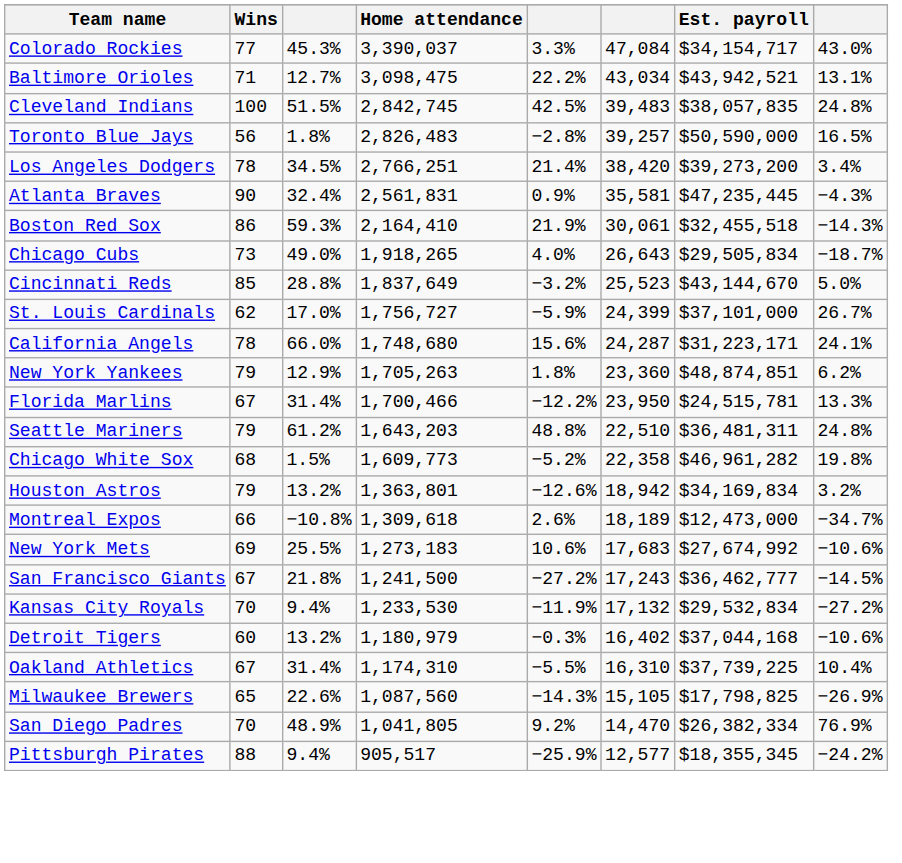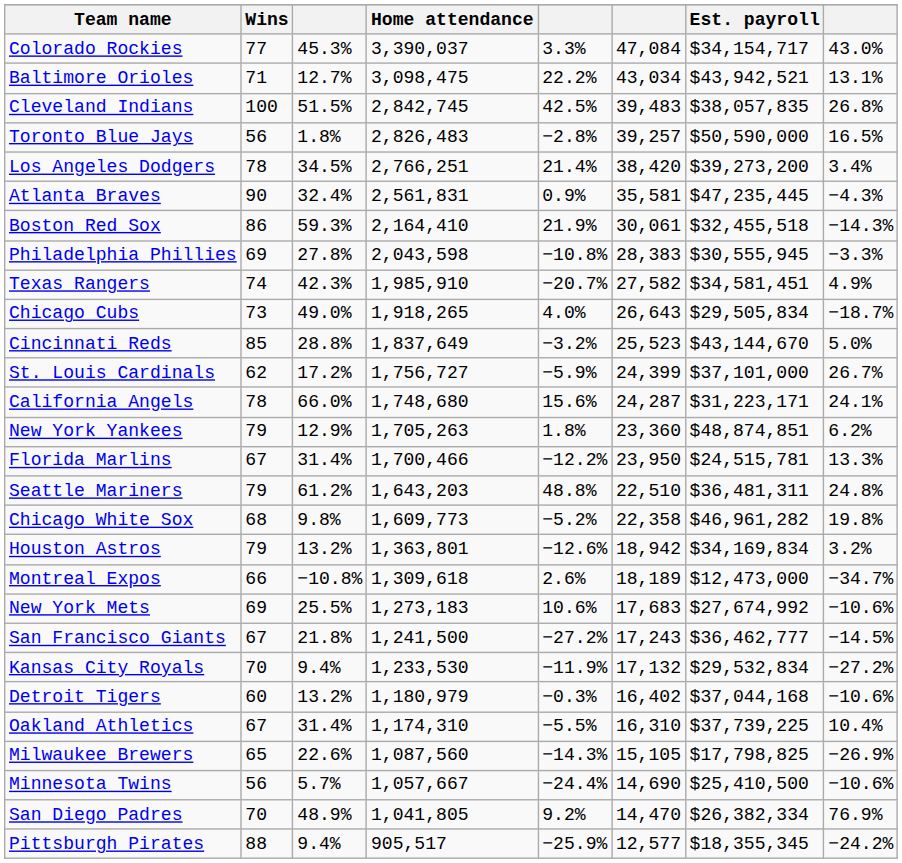(845, 108) 24.8% -> (855, 108) 26.8%
+ row: (123, 255)
+ row: (79, 284)
(314, 314) 17.0% -> (324, 373) 17.2%
(308, 461) 1.5% -> (319, 520) 9.8%
+ row: (90, 785)
